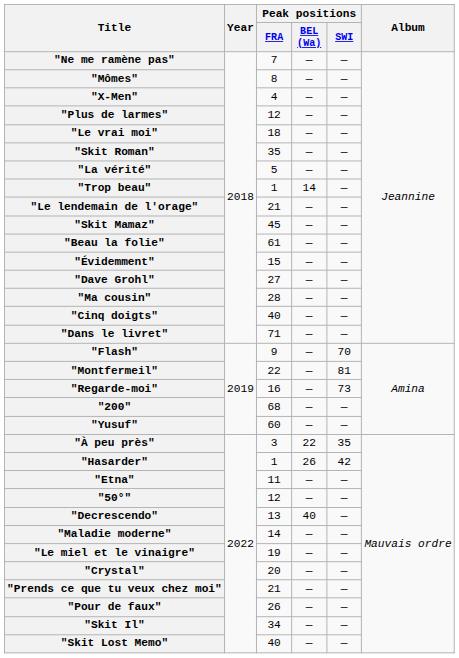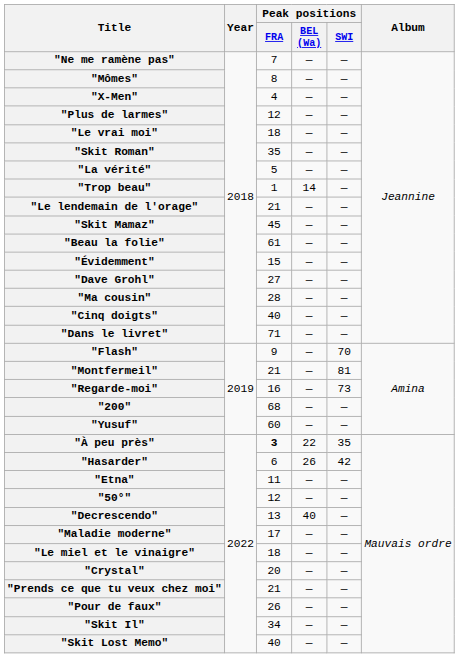(274, 370) 22 -> (274, 370) 21
(274, 443) normal -> (274, 443) bold
(274, 462) 1 -> (274, 462) 6
(274, 534) 14 -> (274, 534) 17
(274, 553) 19 -> (274, 553) 18
